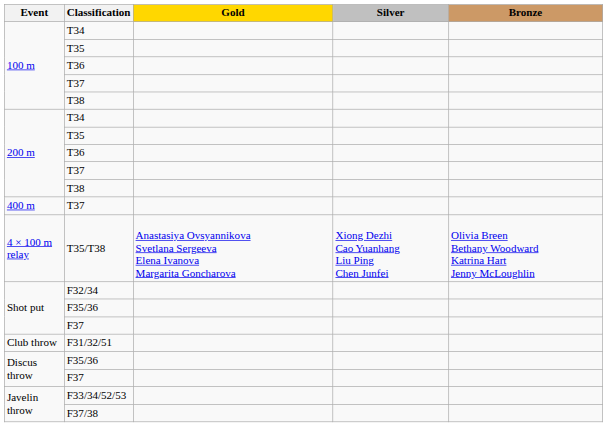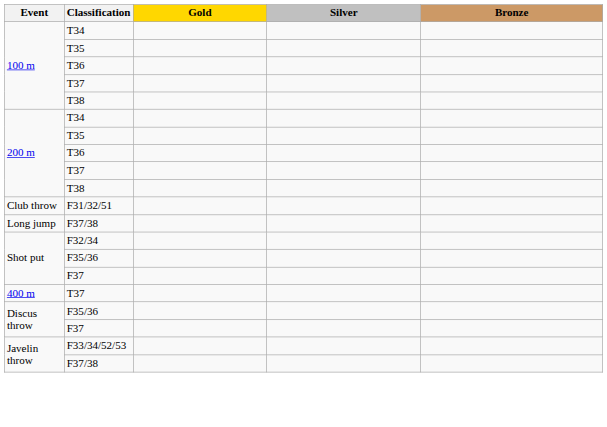rows swapped: (21, 205) <-> (32, 343)
- row: (29, 248)
+ row: (31, 223)
